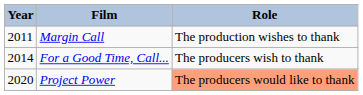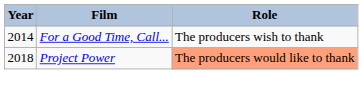- row: (72, 37)
(21, 80) 2020 -> (21, 58) 2018
